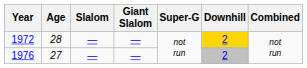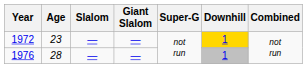(56, 39) 28 -> (56, 39) 23
(225, 39) 2 -> (225, 39) 1
(56, 55) 27 -> (56, 55) 28
(225, 55) 2 -> (225, 55) 1
